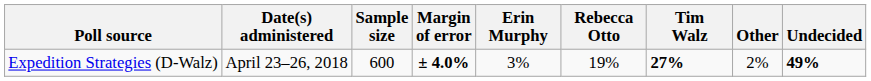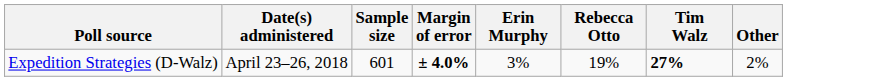- column: (824, 36)
(382, 62) 600 -> (382, 62) 601
